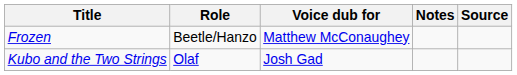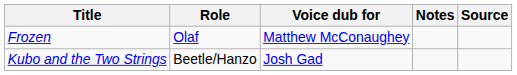(215, 37) Beetle/Hanzo -> (186, 37) Olaf
(186, 59) Olaf -> (215, 59) Beetle/Hanzo
